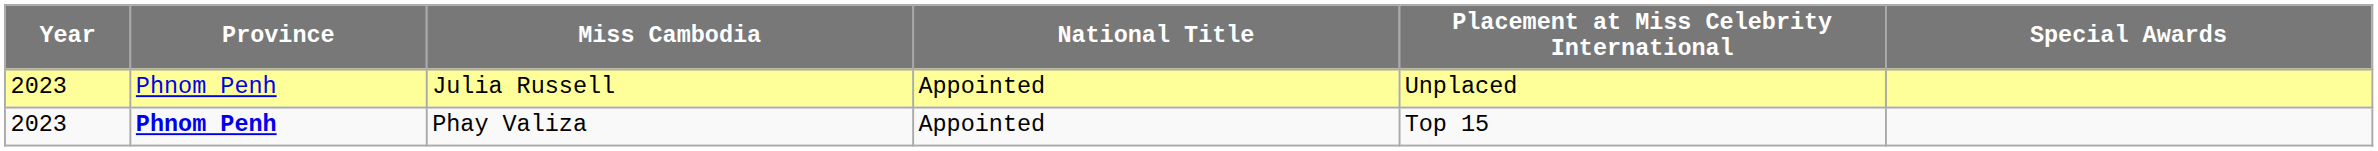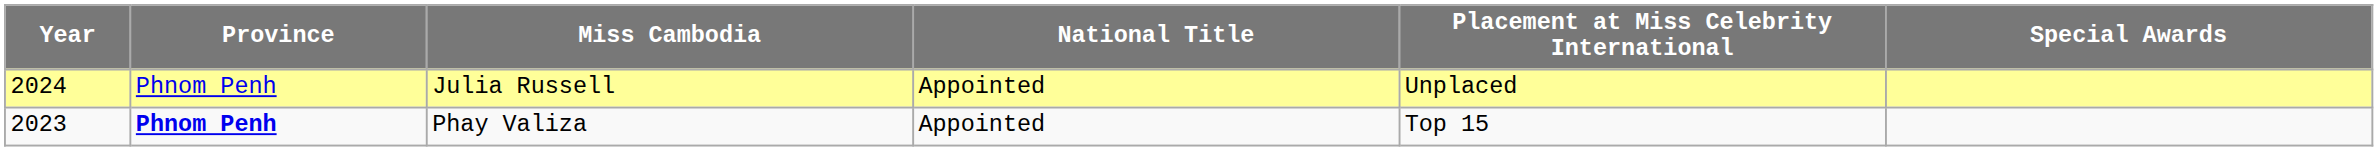(39, 89) 2023 -> (39, 89) 2024
